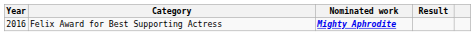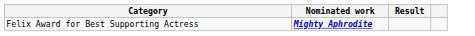- column: (16, 11)
